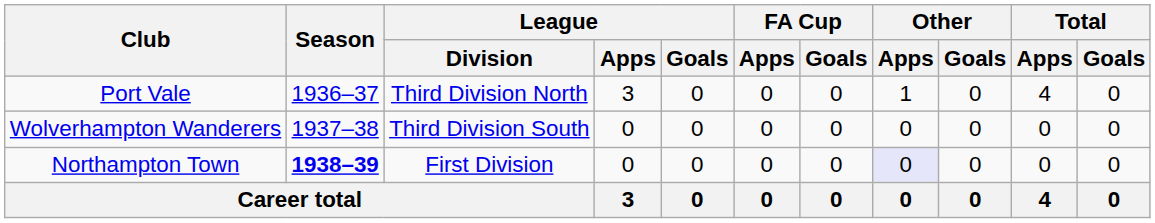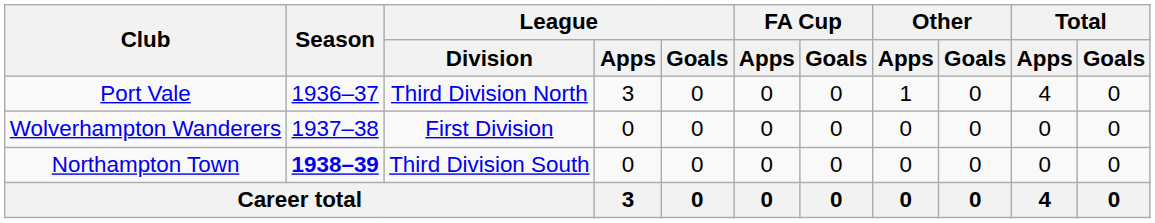(489, 128) Third Division South -> (489, 128) First Division
(489, 164) First Division -> (489, 164) Third Division South
(906, 164) lavender background -> (906, 164) no background
